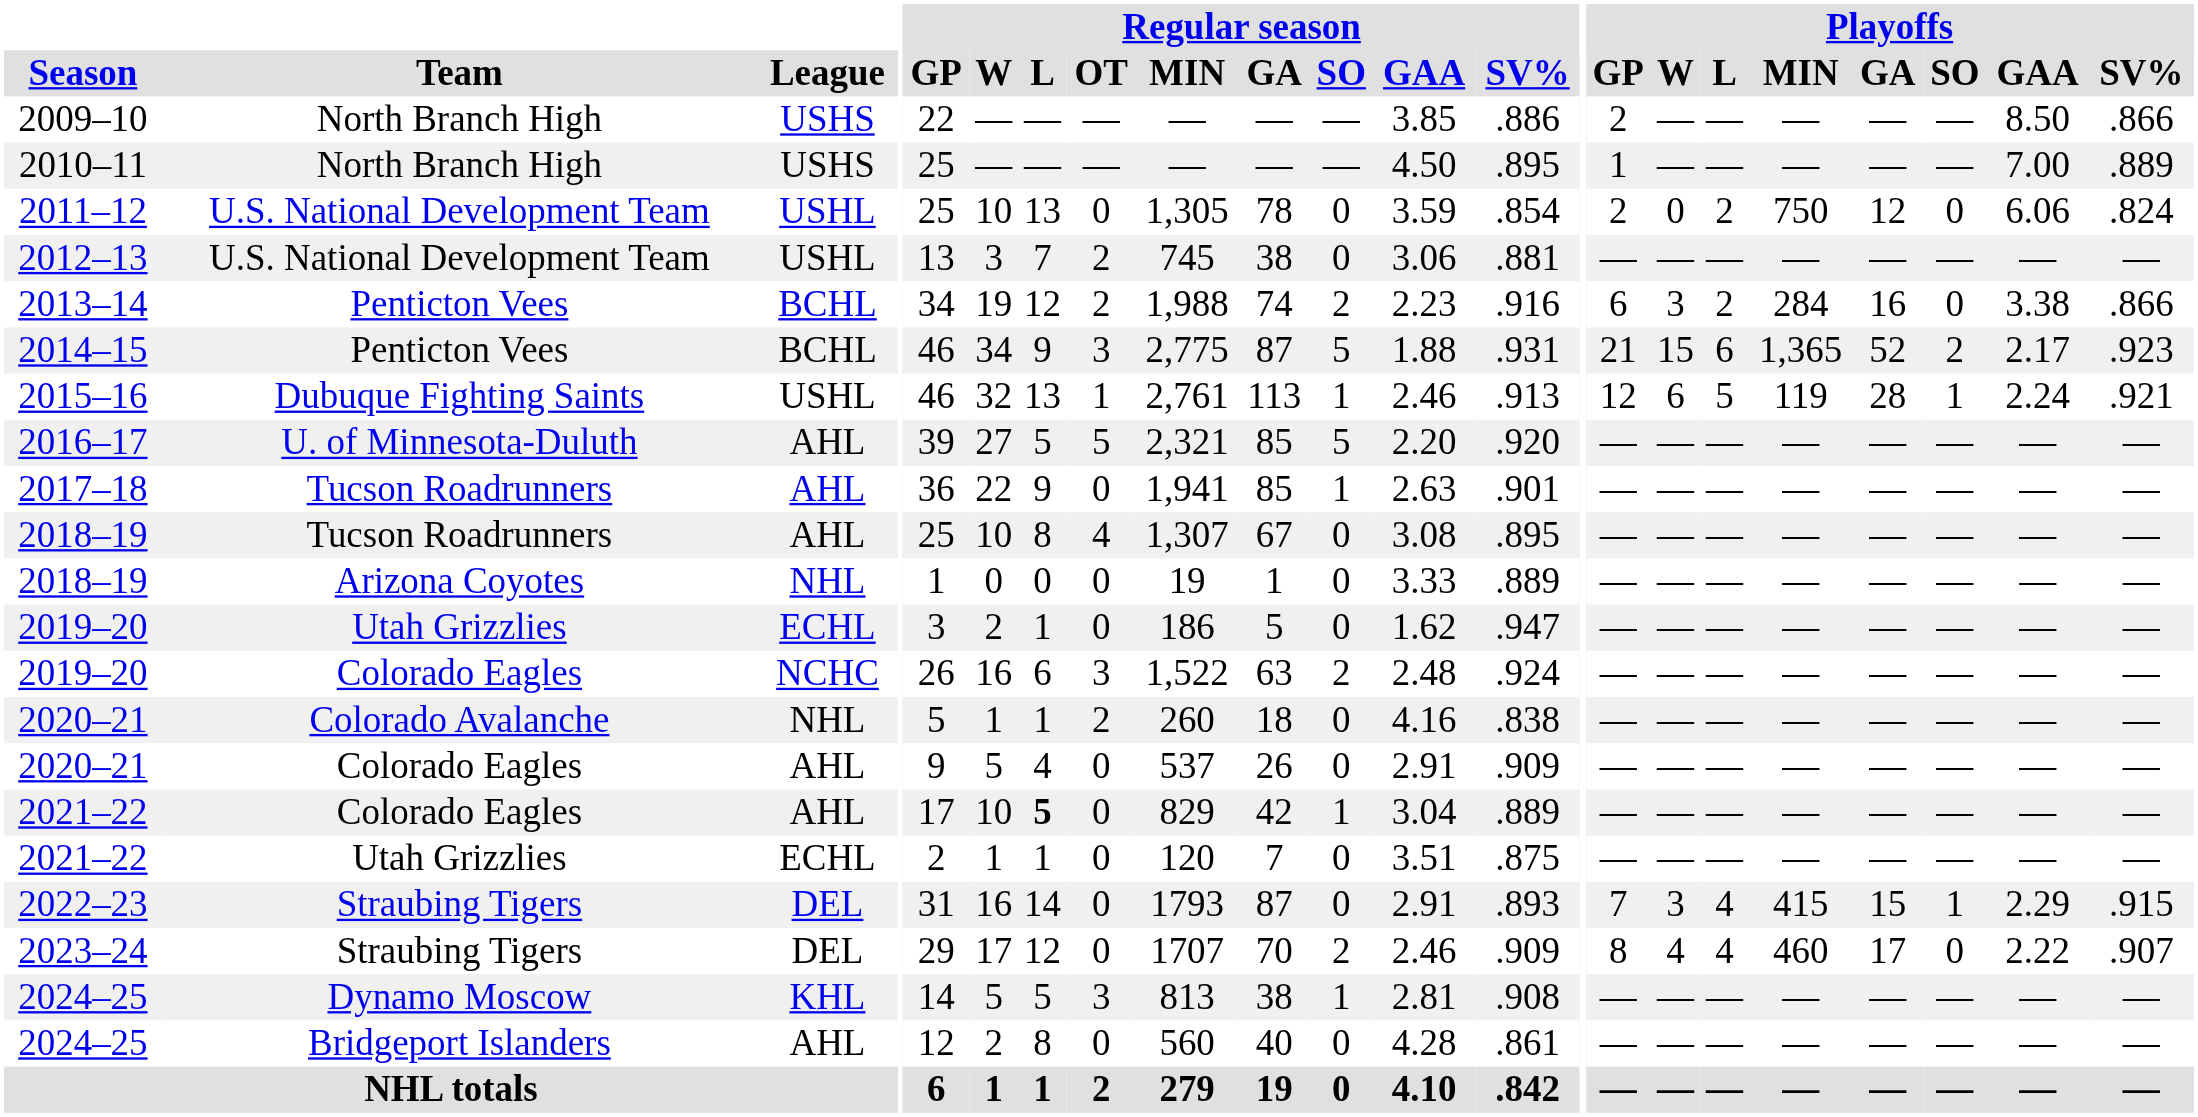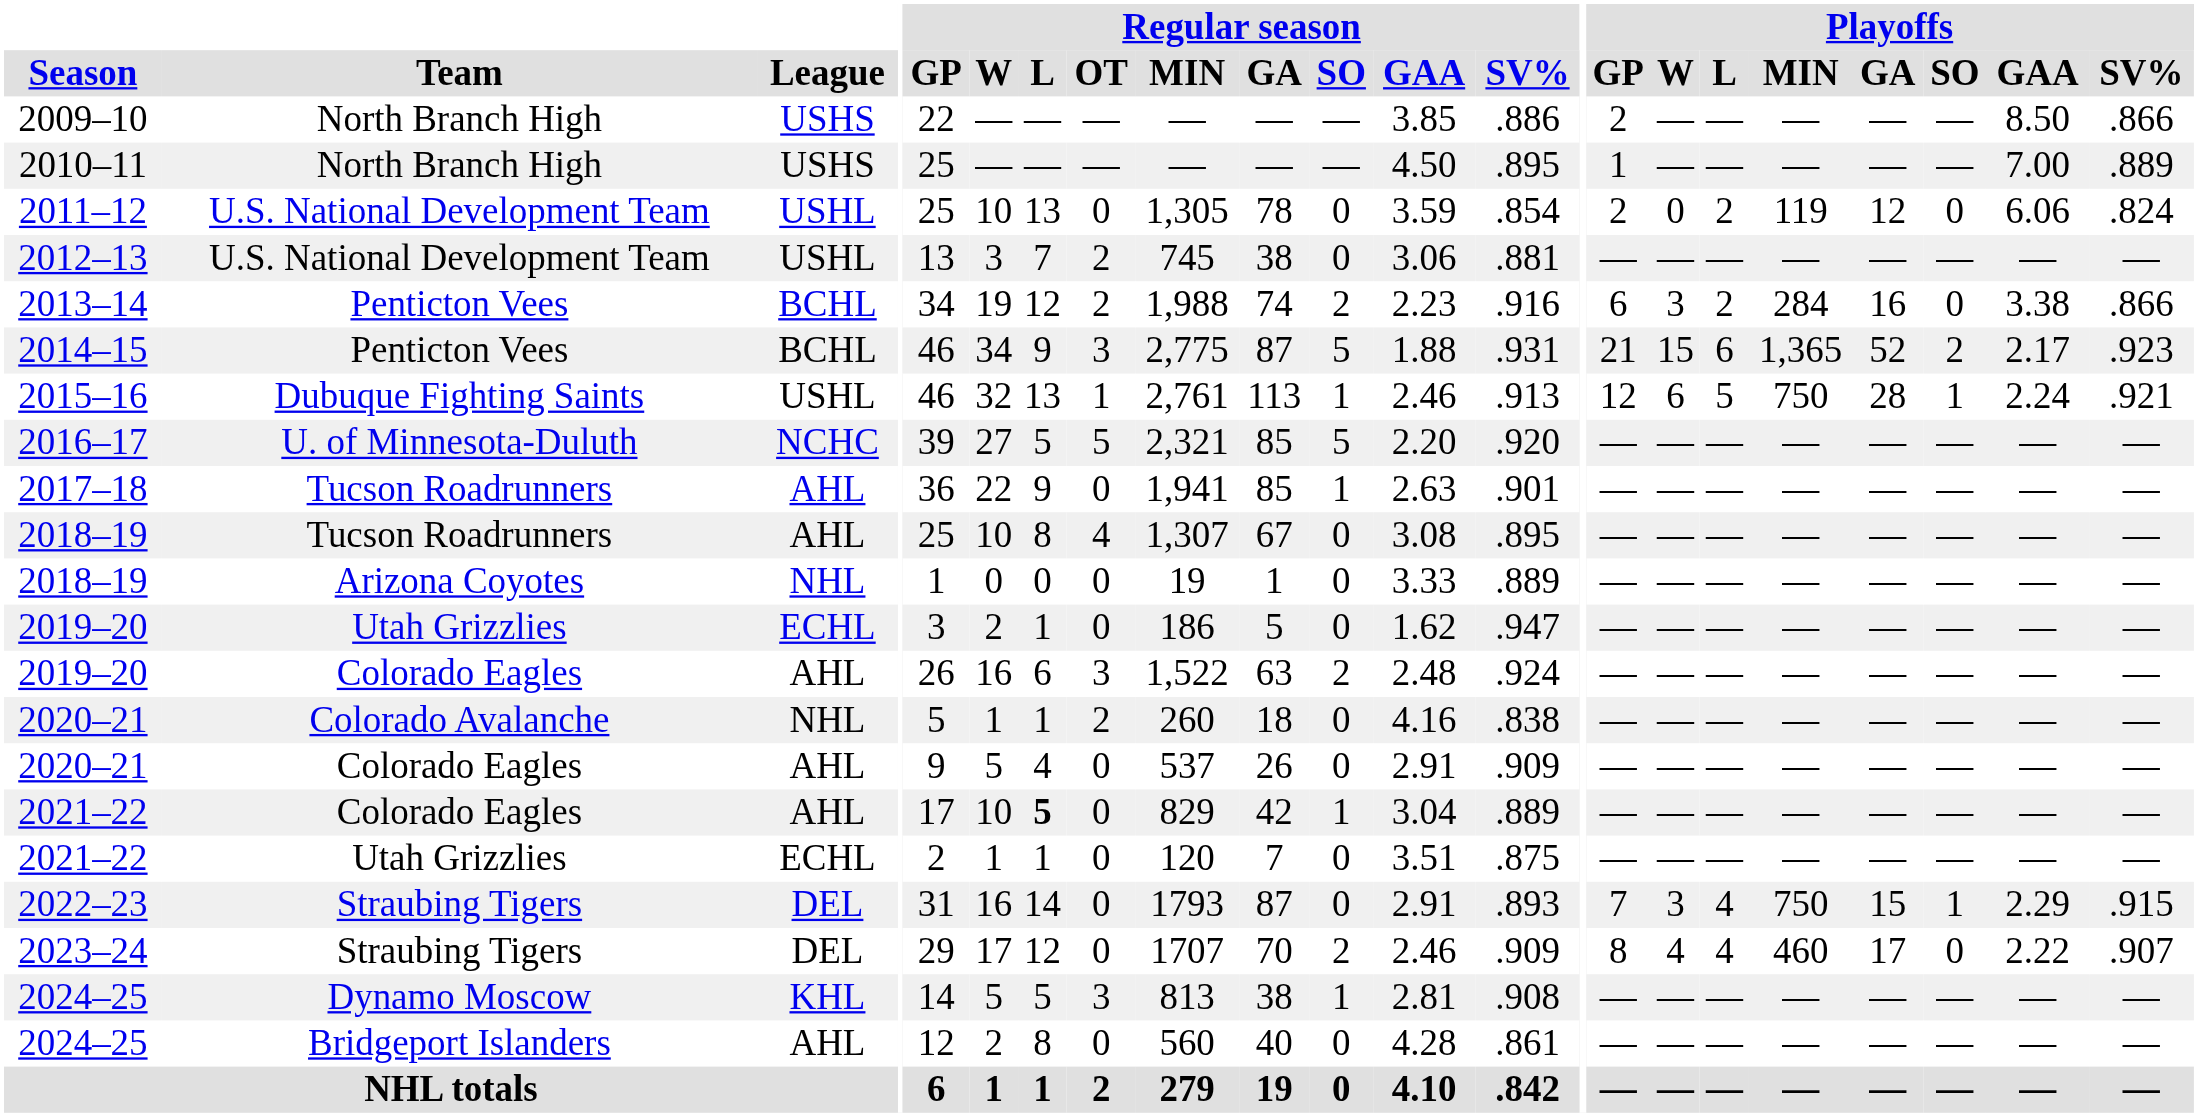(1801, 211) 750 -> (1801, 211) 119
(1801, 396) 119 -> (1801, 396) 750
(827, 442) AHL -> (827, 442) NCHC
(827, 673) NCHC -> (827, 673) AHL
(1801, 904) 415 -> (1801, 904) 750
